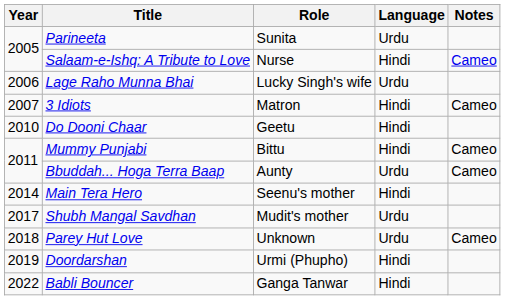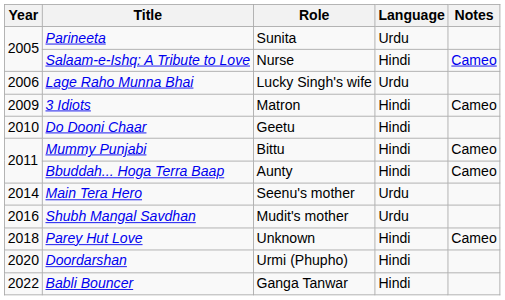(23, 104) 2007 -> (23, 104) 2009
(394, 171) Urdu -> (394, 171) Hindi
(394, 194) Hindi -> (394, 194) Urdu
(23, 216) 2017 -> (23, 216) 2016
(394, 238) Urdu -> (394, 238) Hindi
(23, 261) 2019 -> (23, 261) 2020
